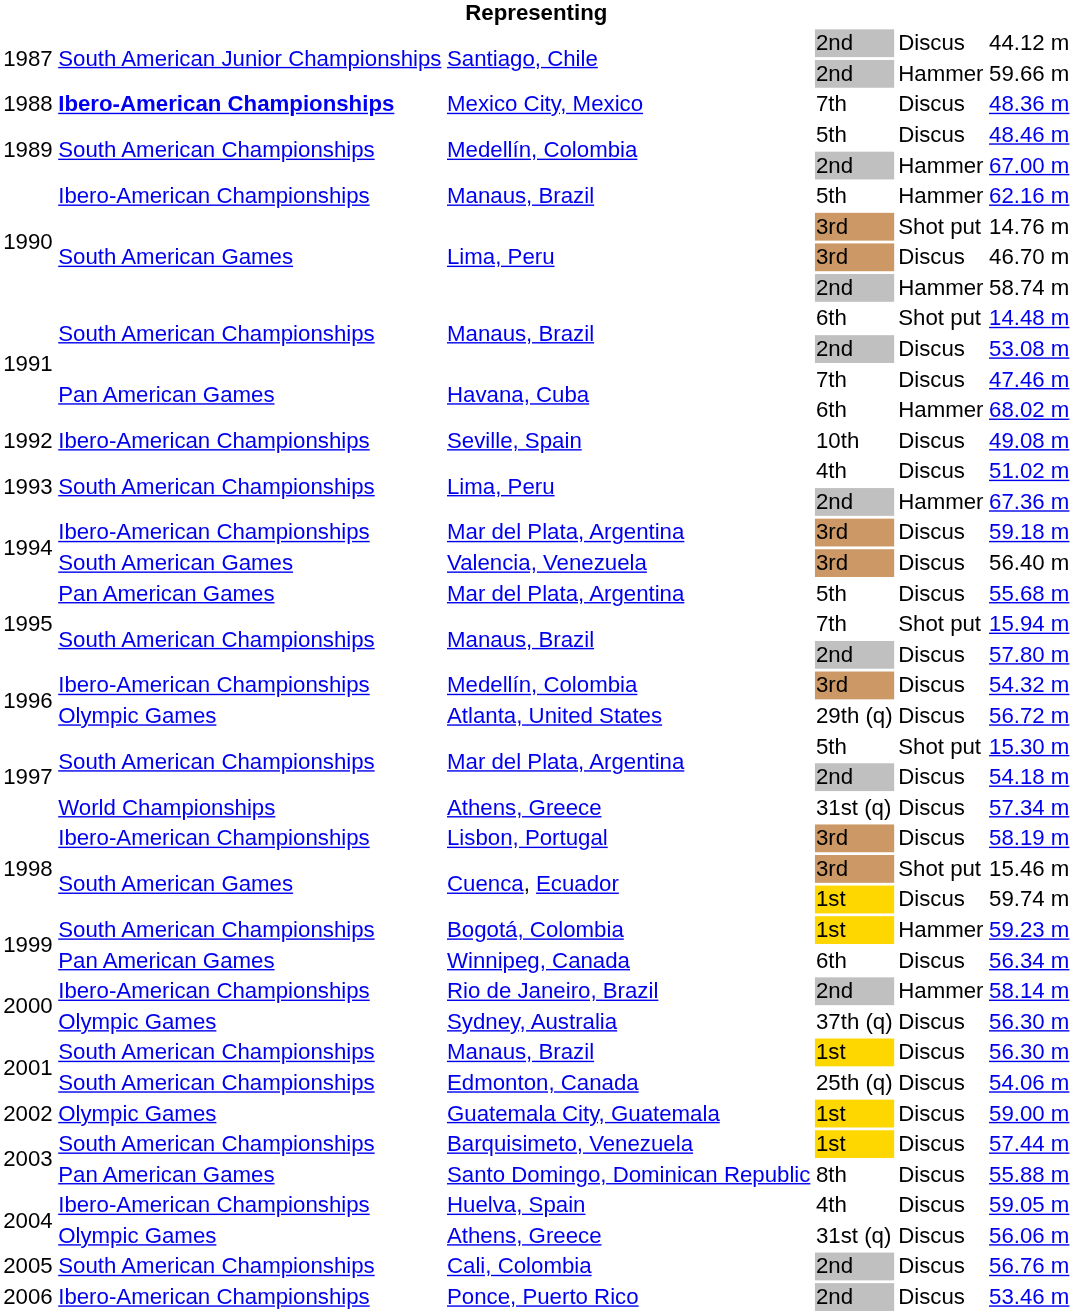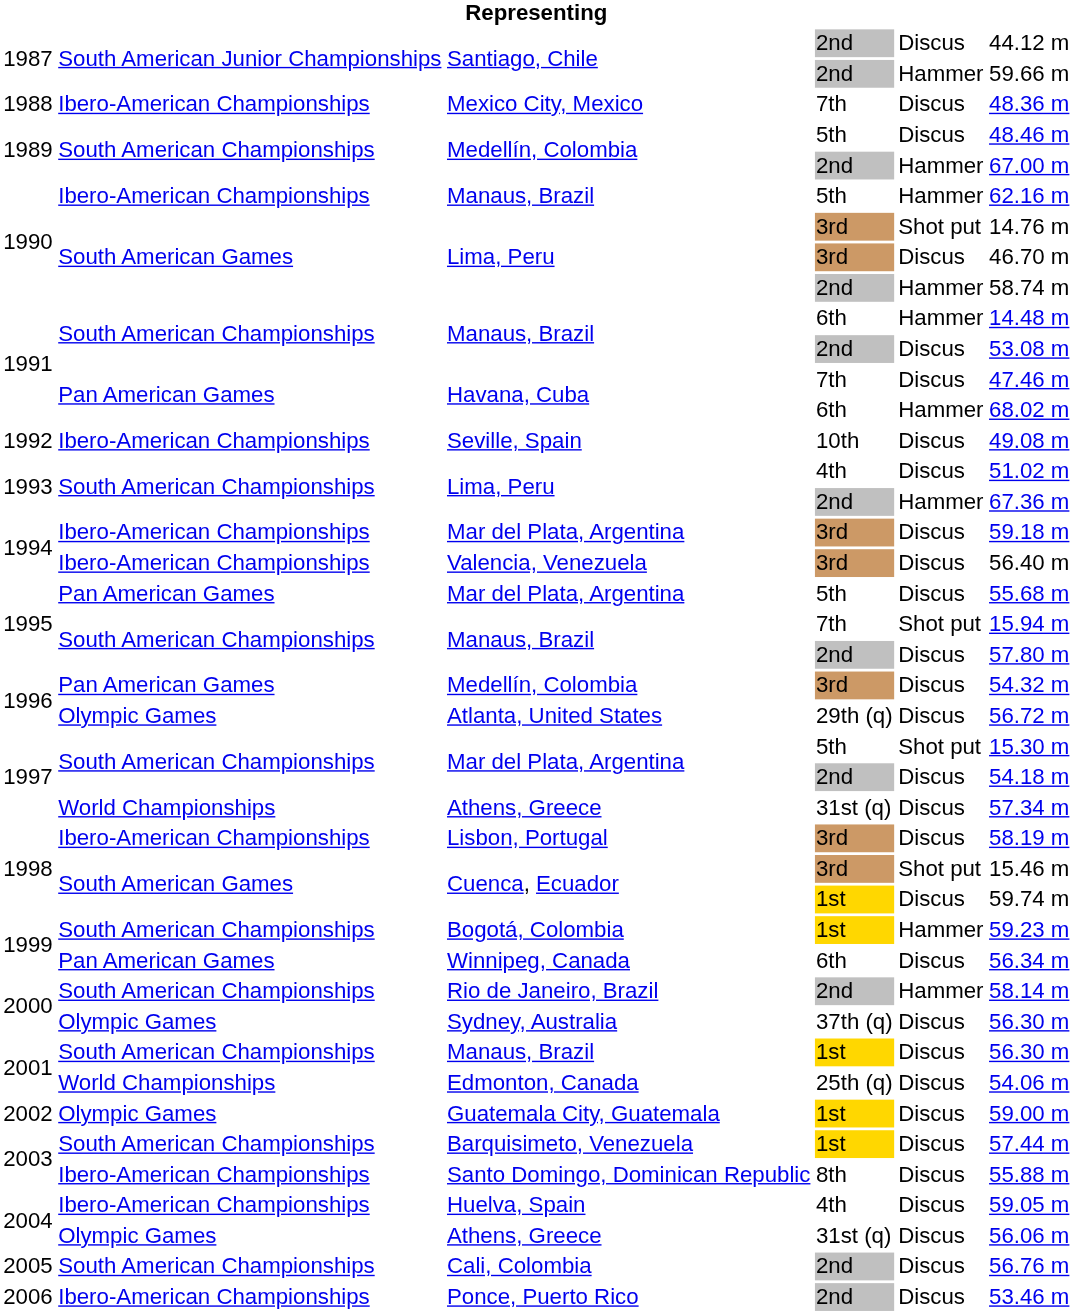(226, 104) bold -> (214, 104) normal
(940, 318) Shot put -> (941, 318) Hammer
(176, 562) South American Games -> (214, 562) Ibero-American Championships
(214, 685) Ibero-American Championships -> (166, 685) Pan American Games
(214, 991) Ibero-American Championships -> (216, 991) South American Championships
(216, 1082) South American Championships -> (167, 1082) World Championships
(166, 1174) Pan American Games -> (214, 1174) Ibero-American Championships
